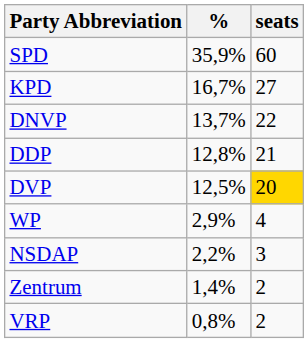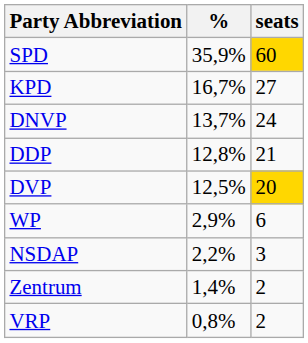(266, 54) no background -> (266, 54) gold background
(266, 120) 22 -> (266, 120) 24
(261, 220) 4 -> (261, 220) 6
